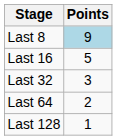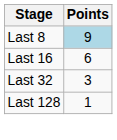(88, 59) 5 -> (88, 59) 6
- row: (30, 102)
